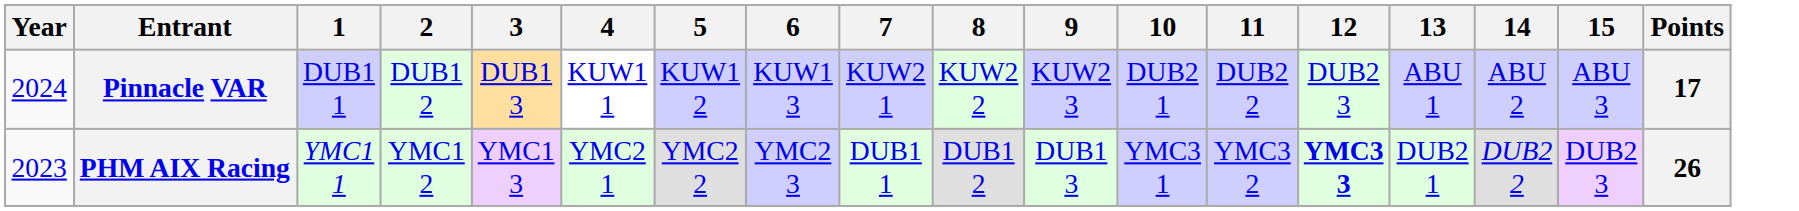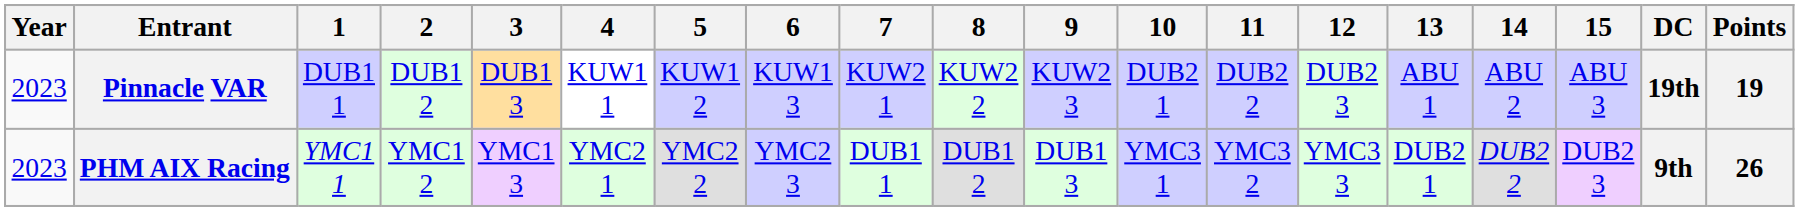+ column: (1673, 26)
(39, 88) 2024 -> (39, 88) 2023
(1687, 88) 17 -> (1749, 88) 19
(1344, 166) bold -> (1342, 166) normal
